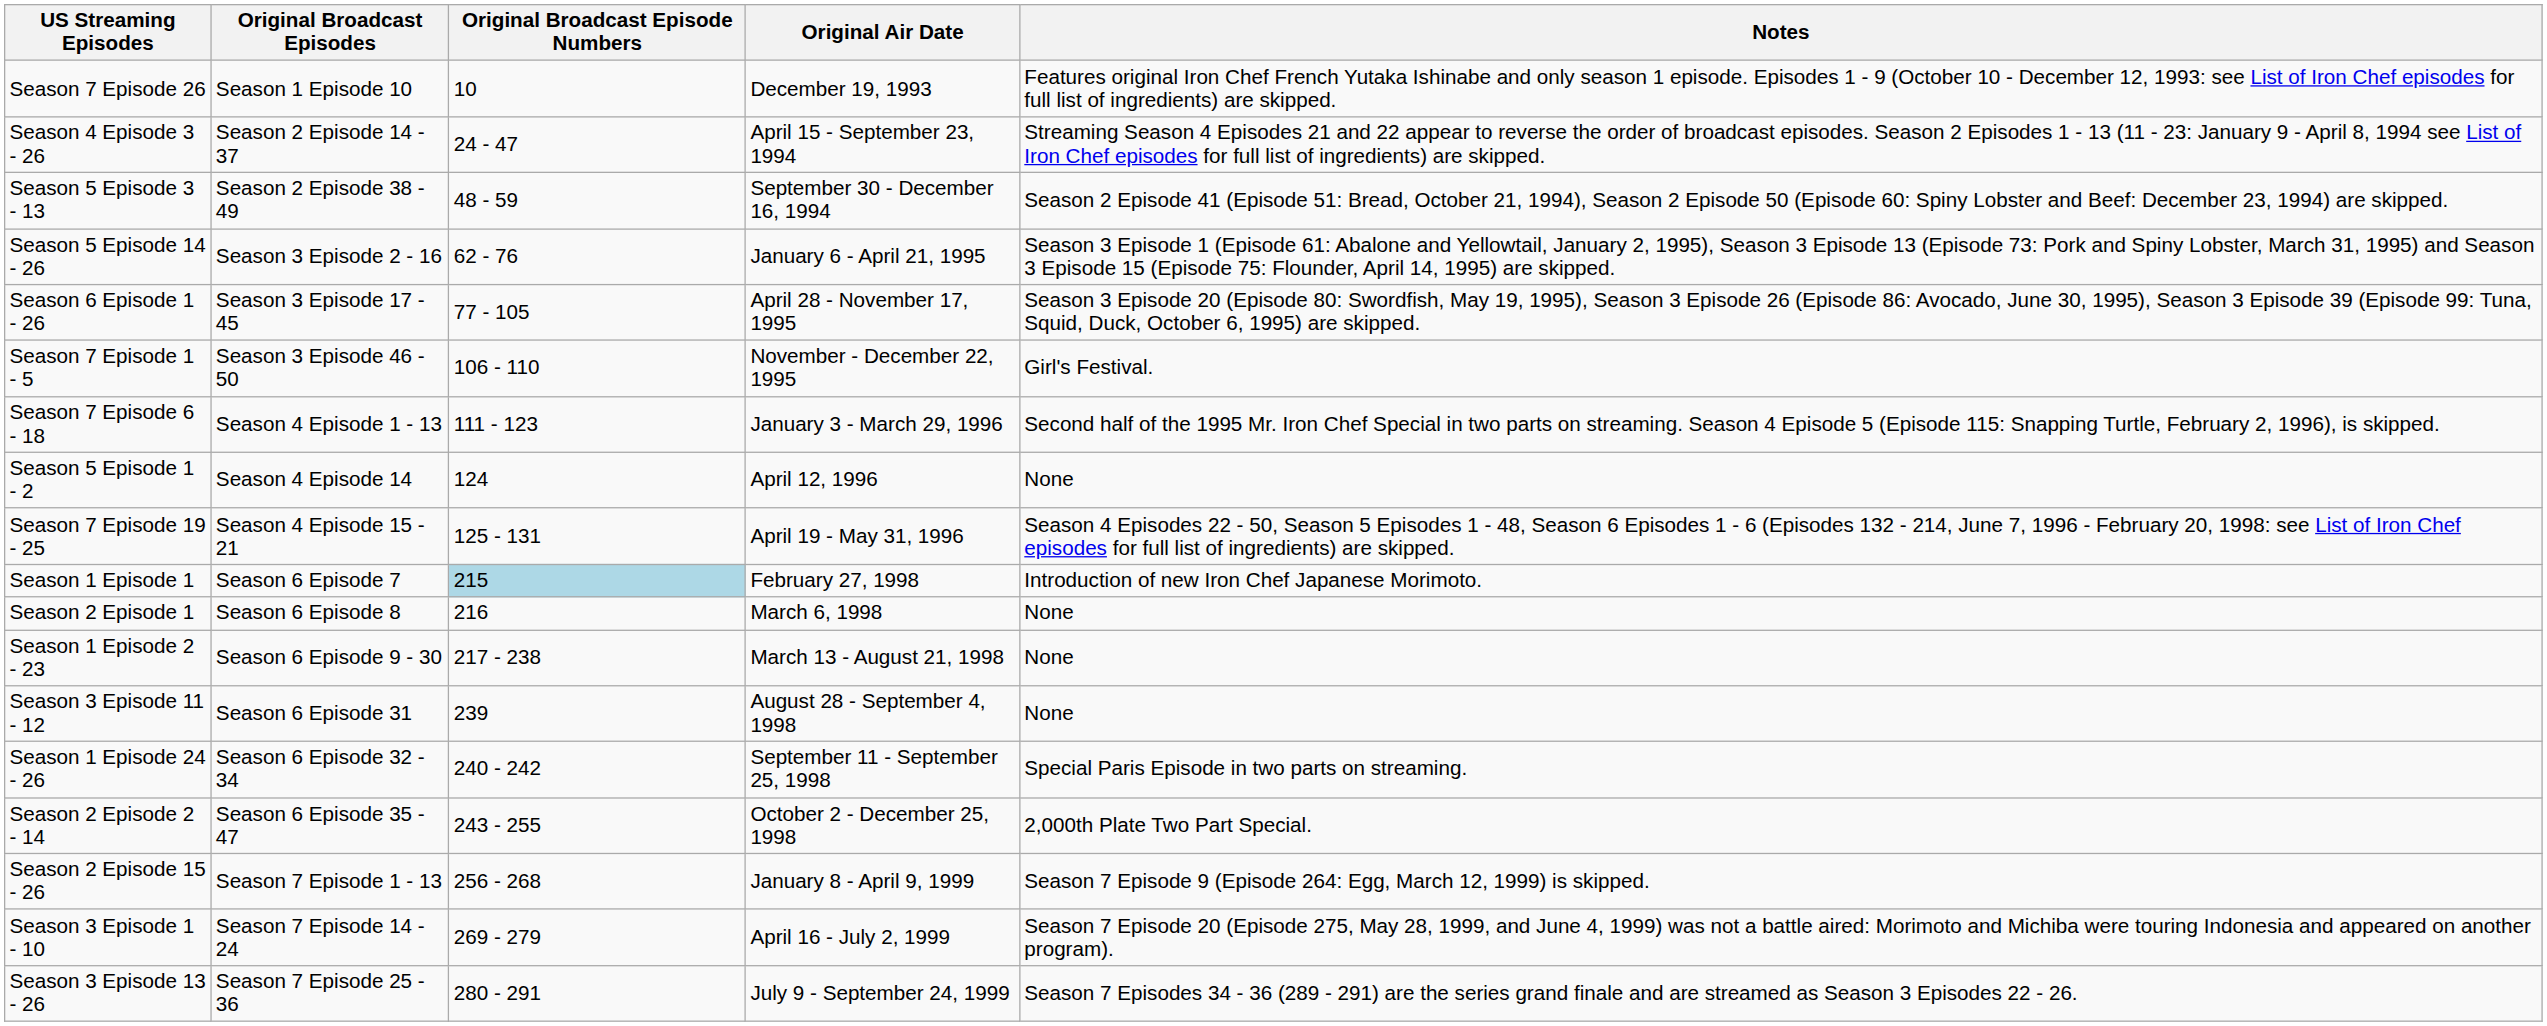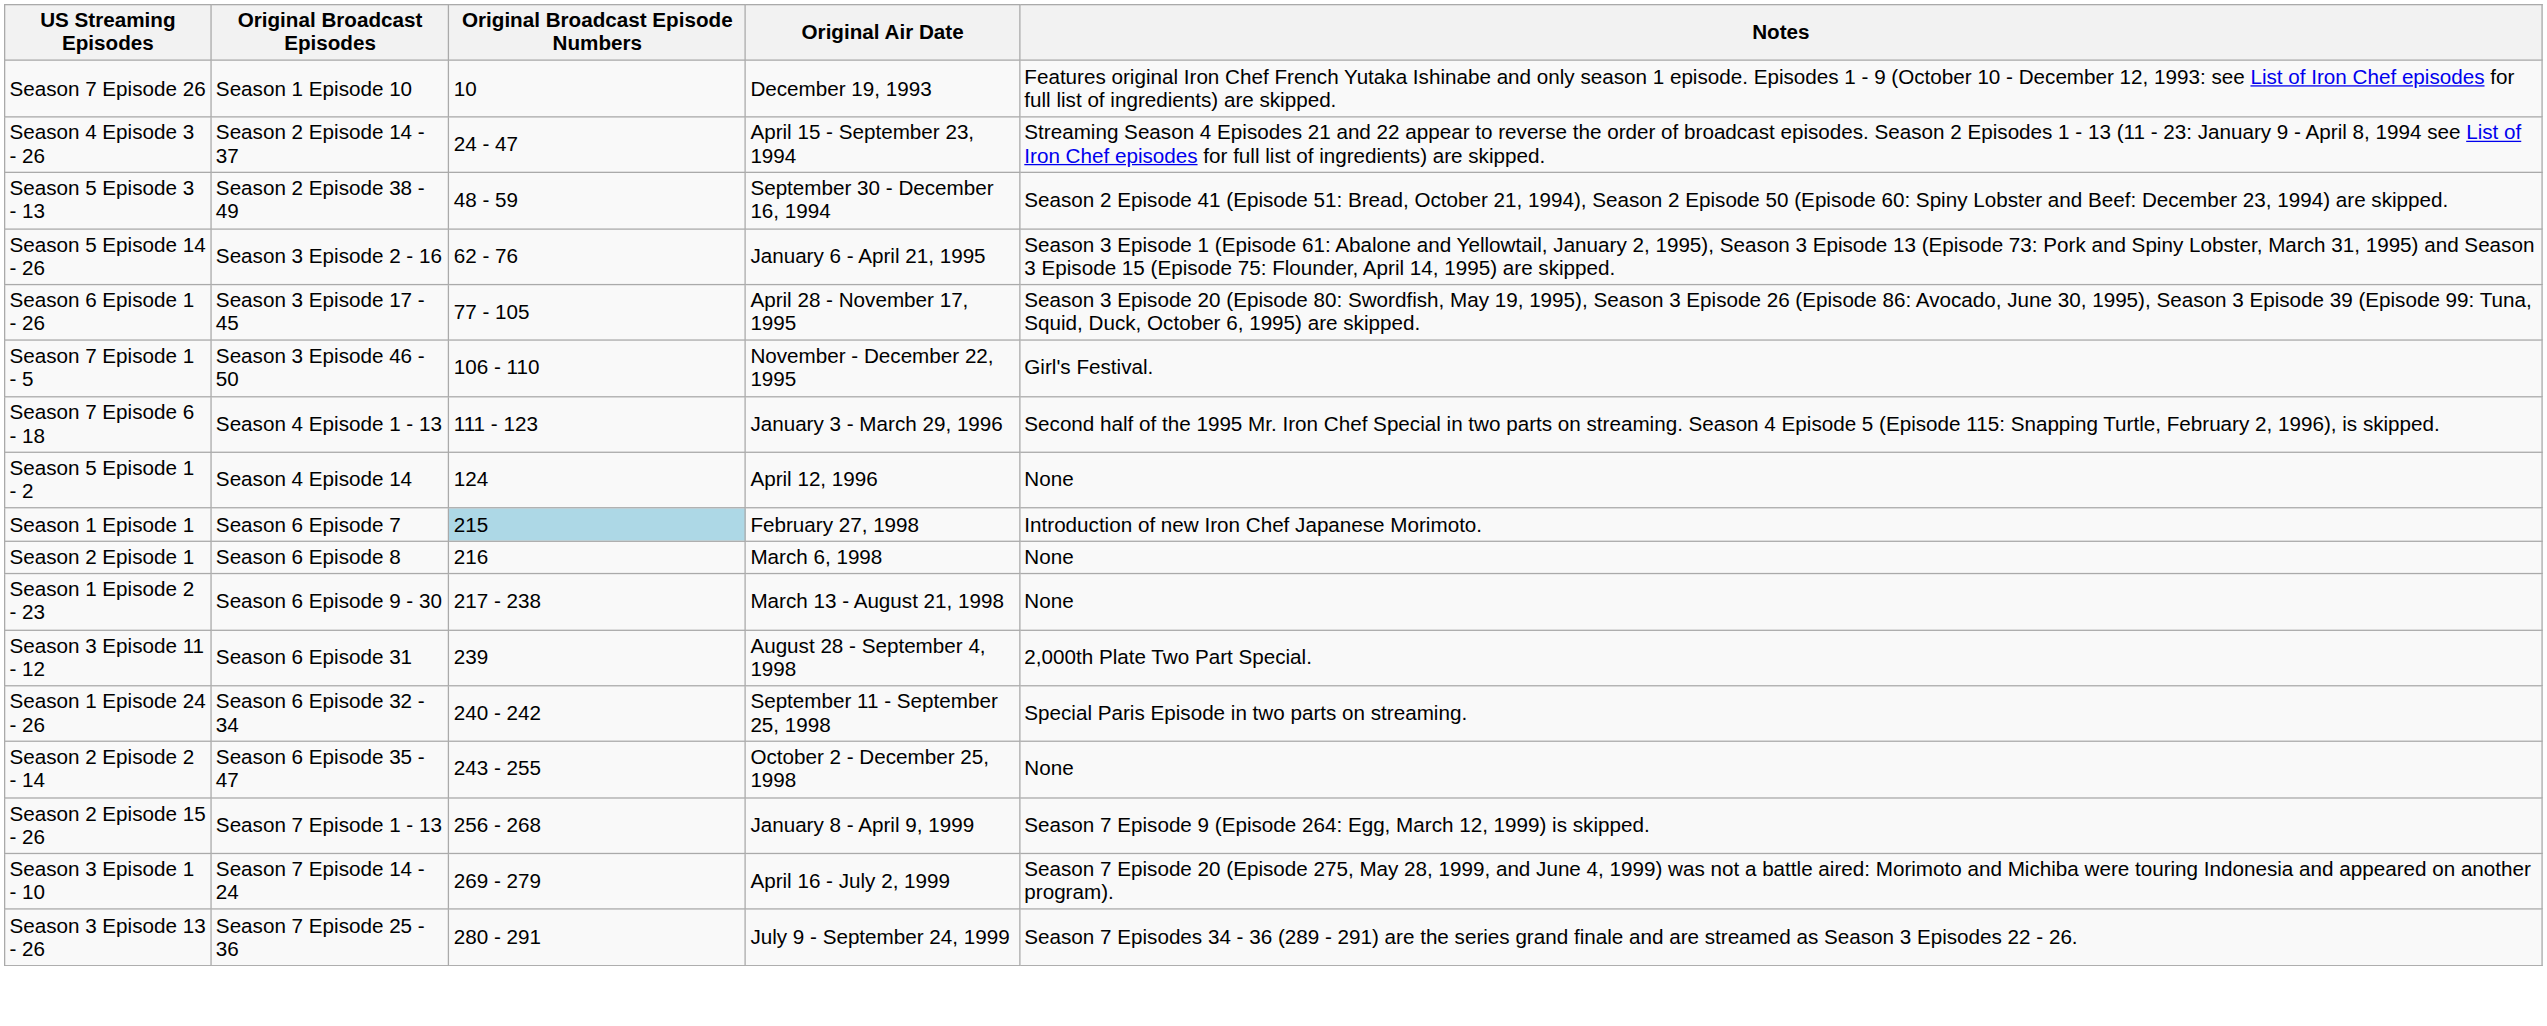- row: (108, 536)
(1049, 713) None -> (1168, 657) 2,000th Plate Two Part Special.
(1168, 825) 2,000th Plate Two Part Special. -> (1049, 769) None
